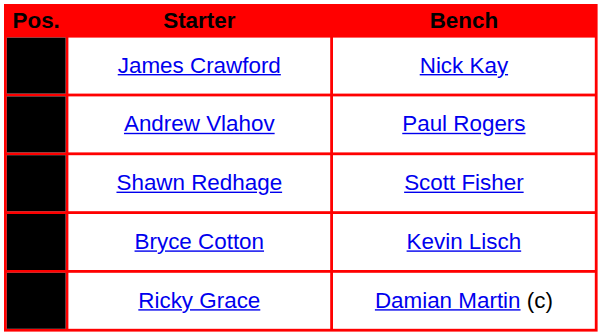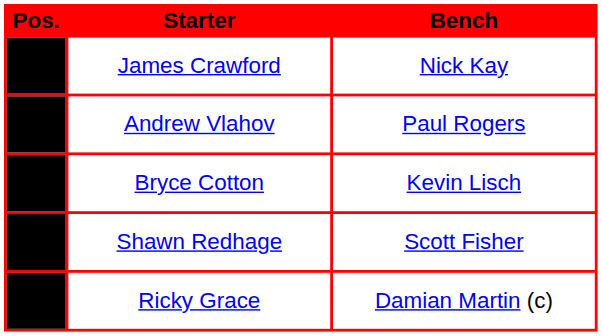rows swapped: (199, 182) <-> (199, 241)
